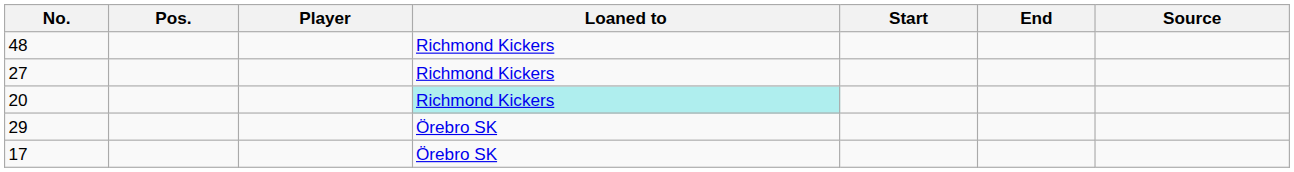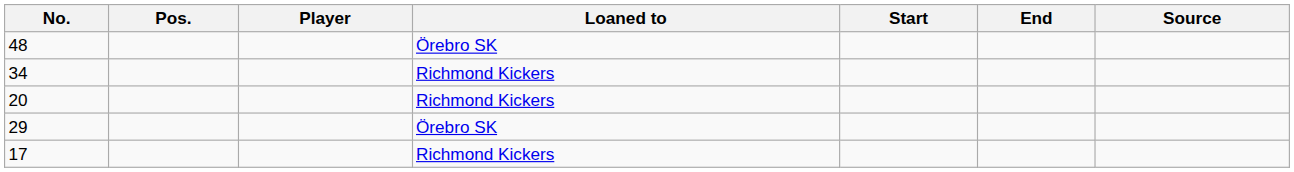(485, 46) Richmond Kickers -> (457, 46) Örebro SK
+ row: (18, 73)
- row: (18, 73)
(485, 100) paleturquoise background -> (485, 100) no background
(457, 154) Örebro SK -> (485, 154) Richmond Kickers
